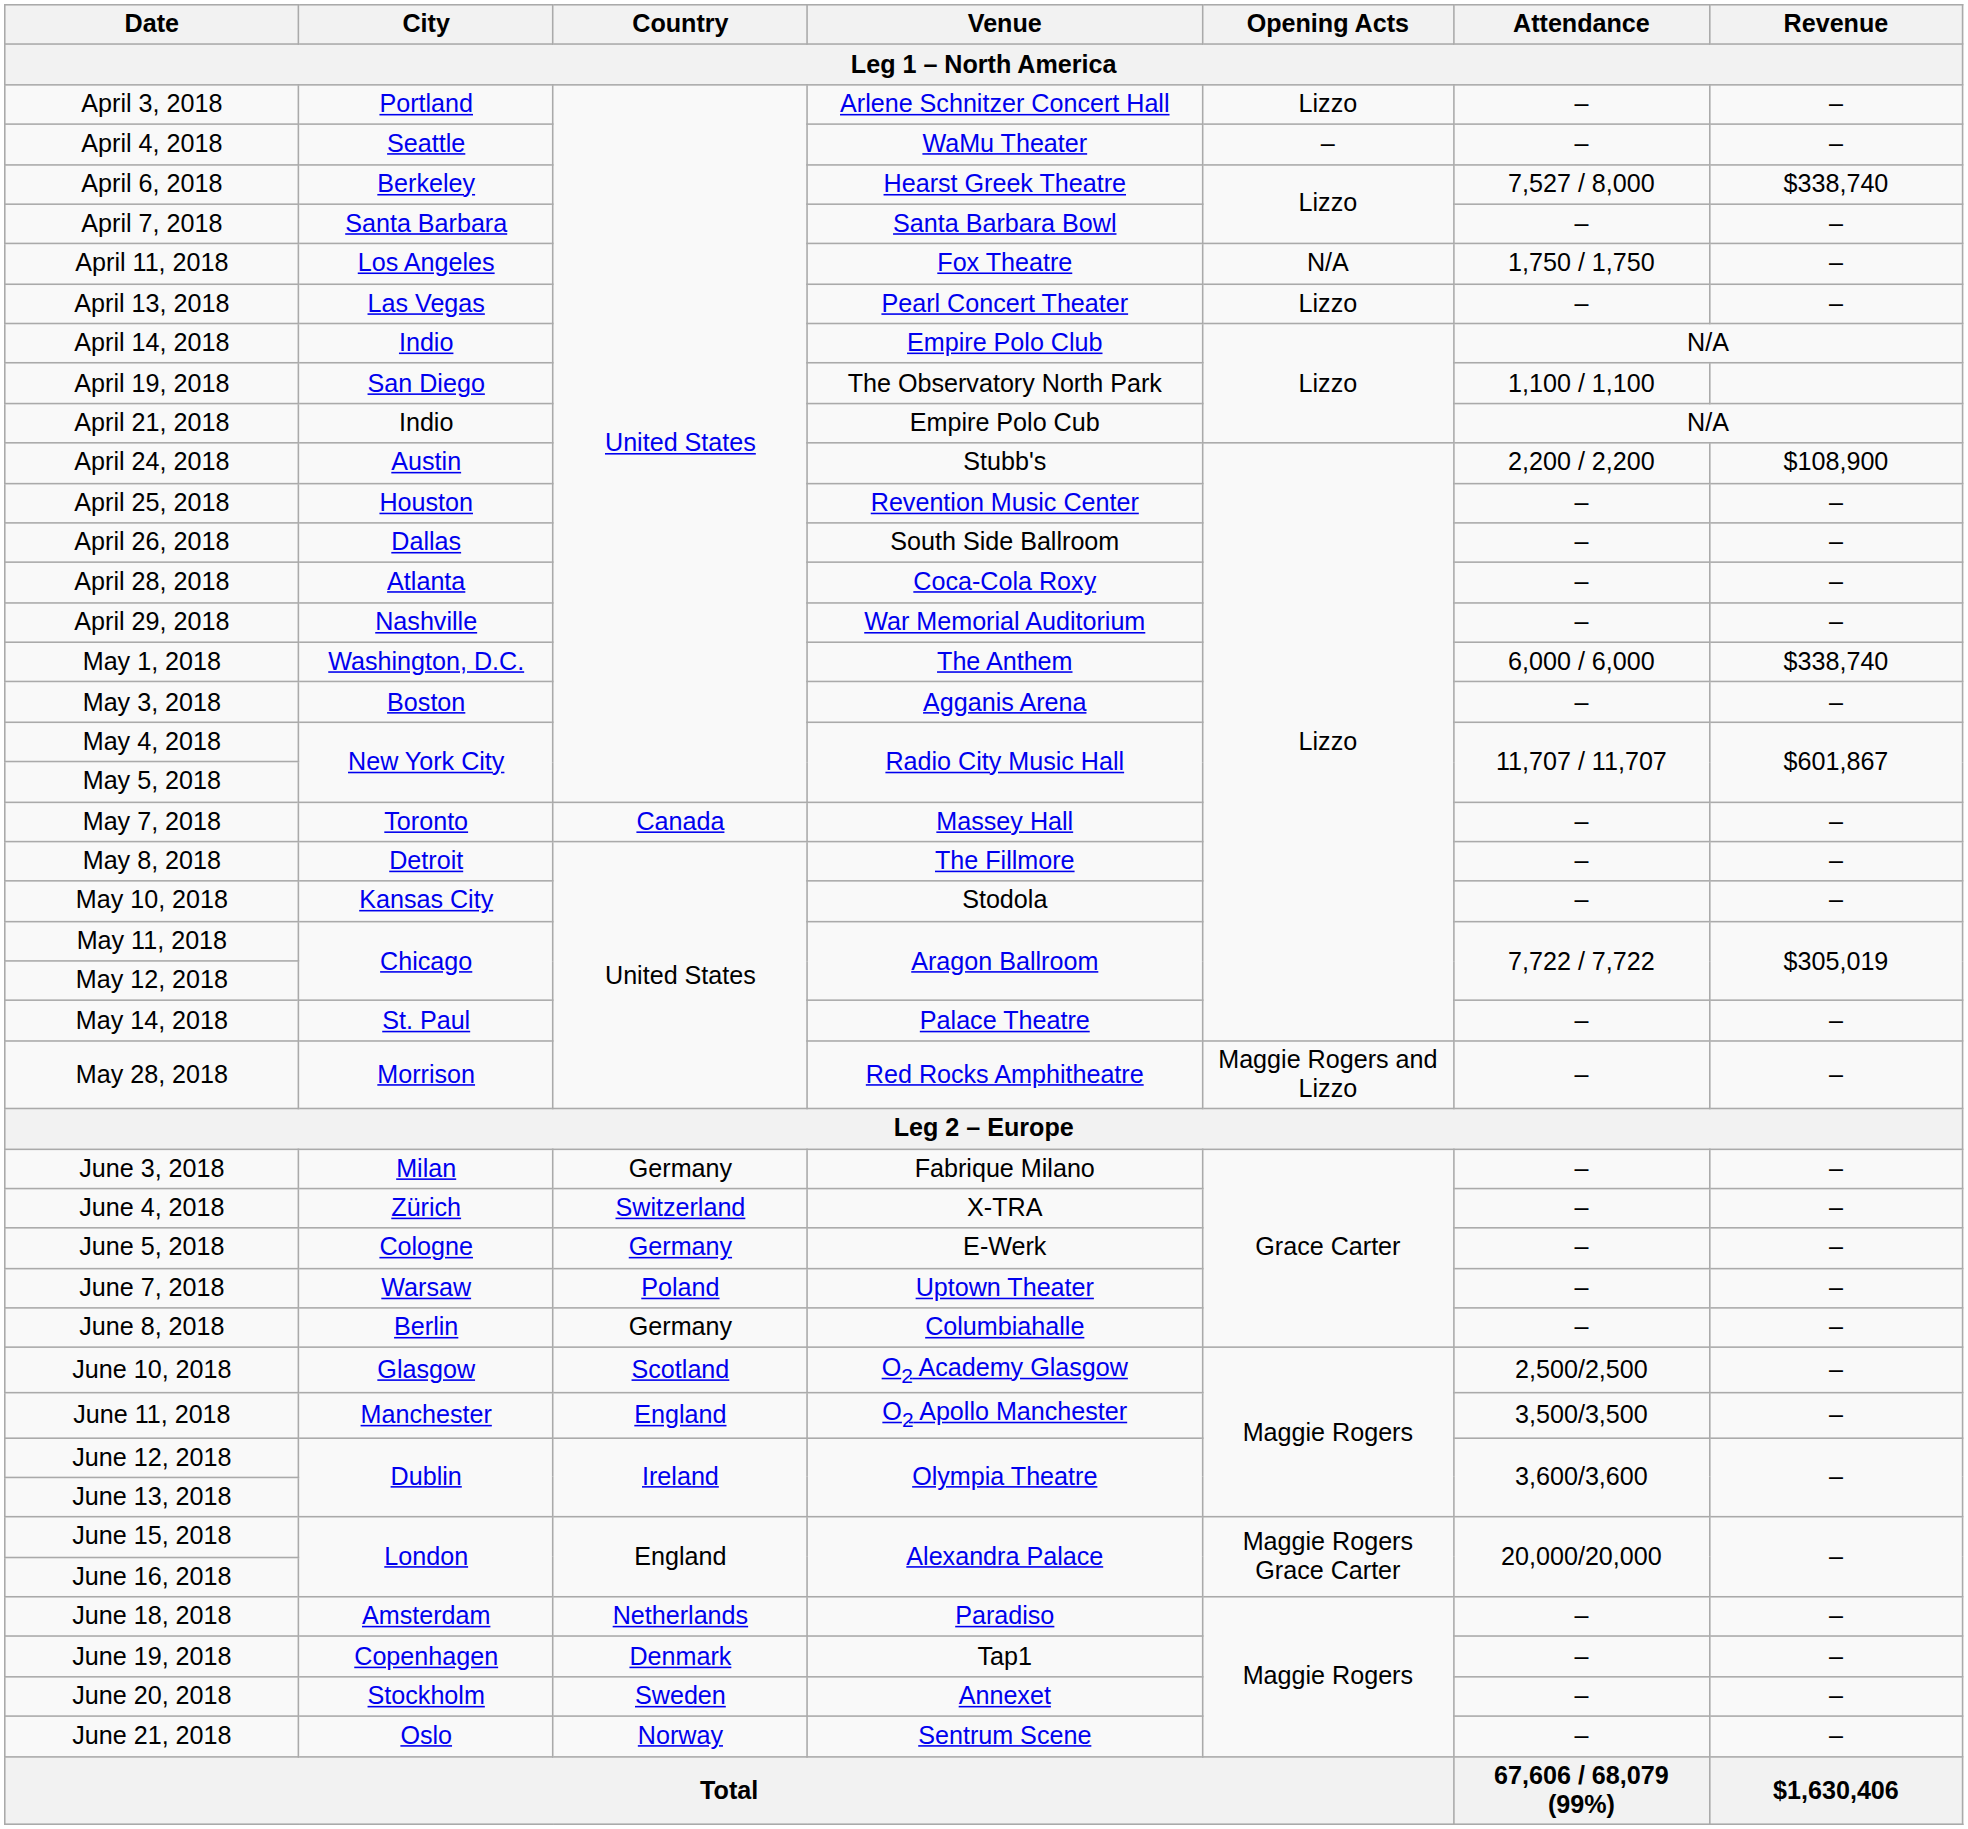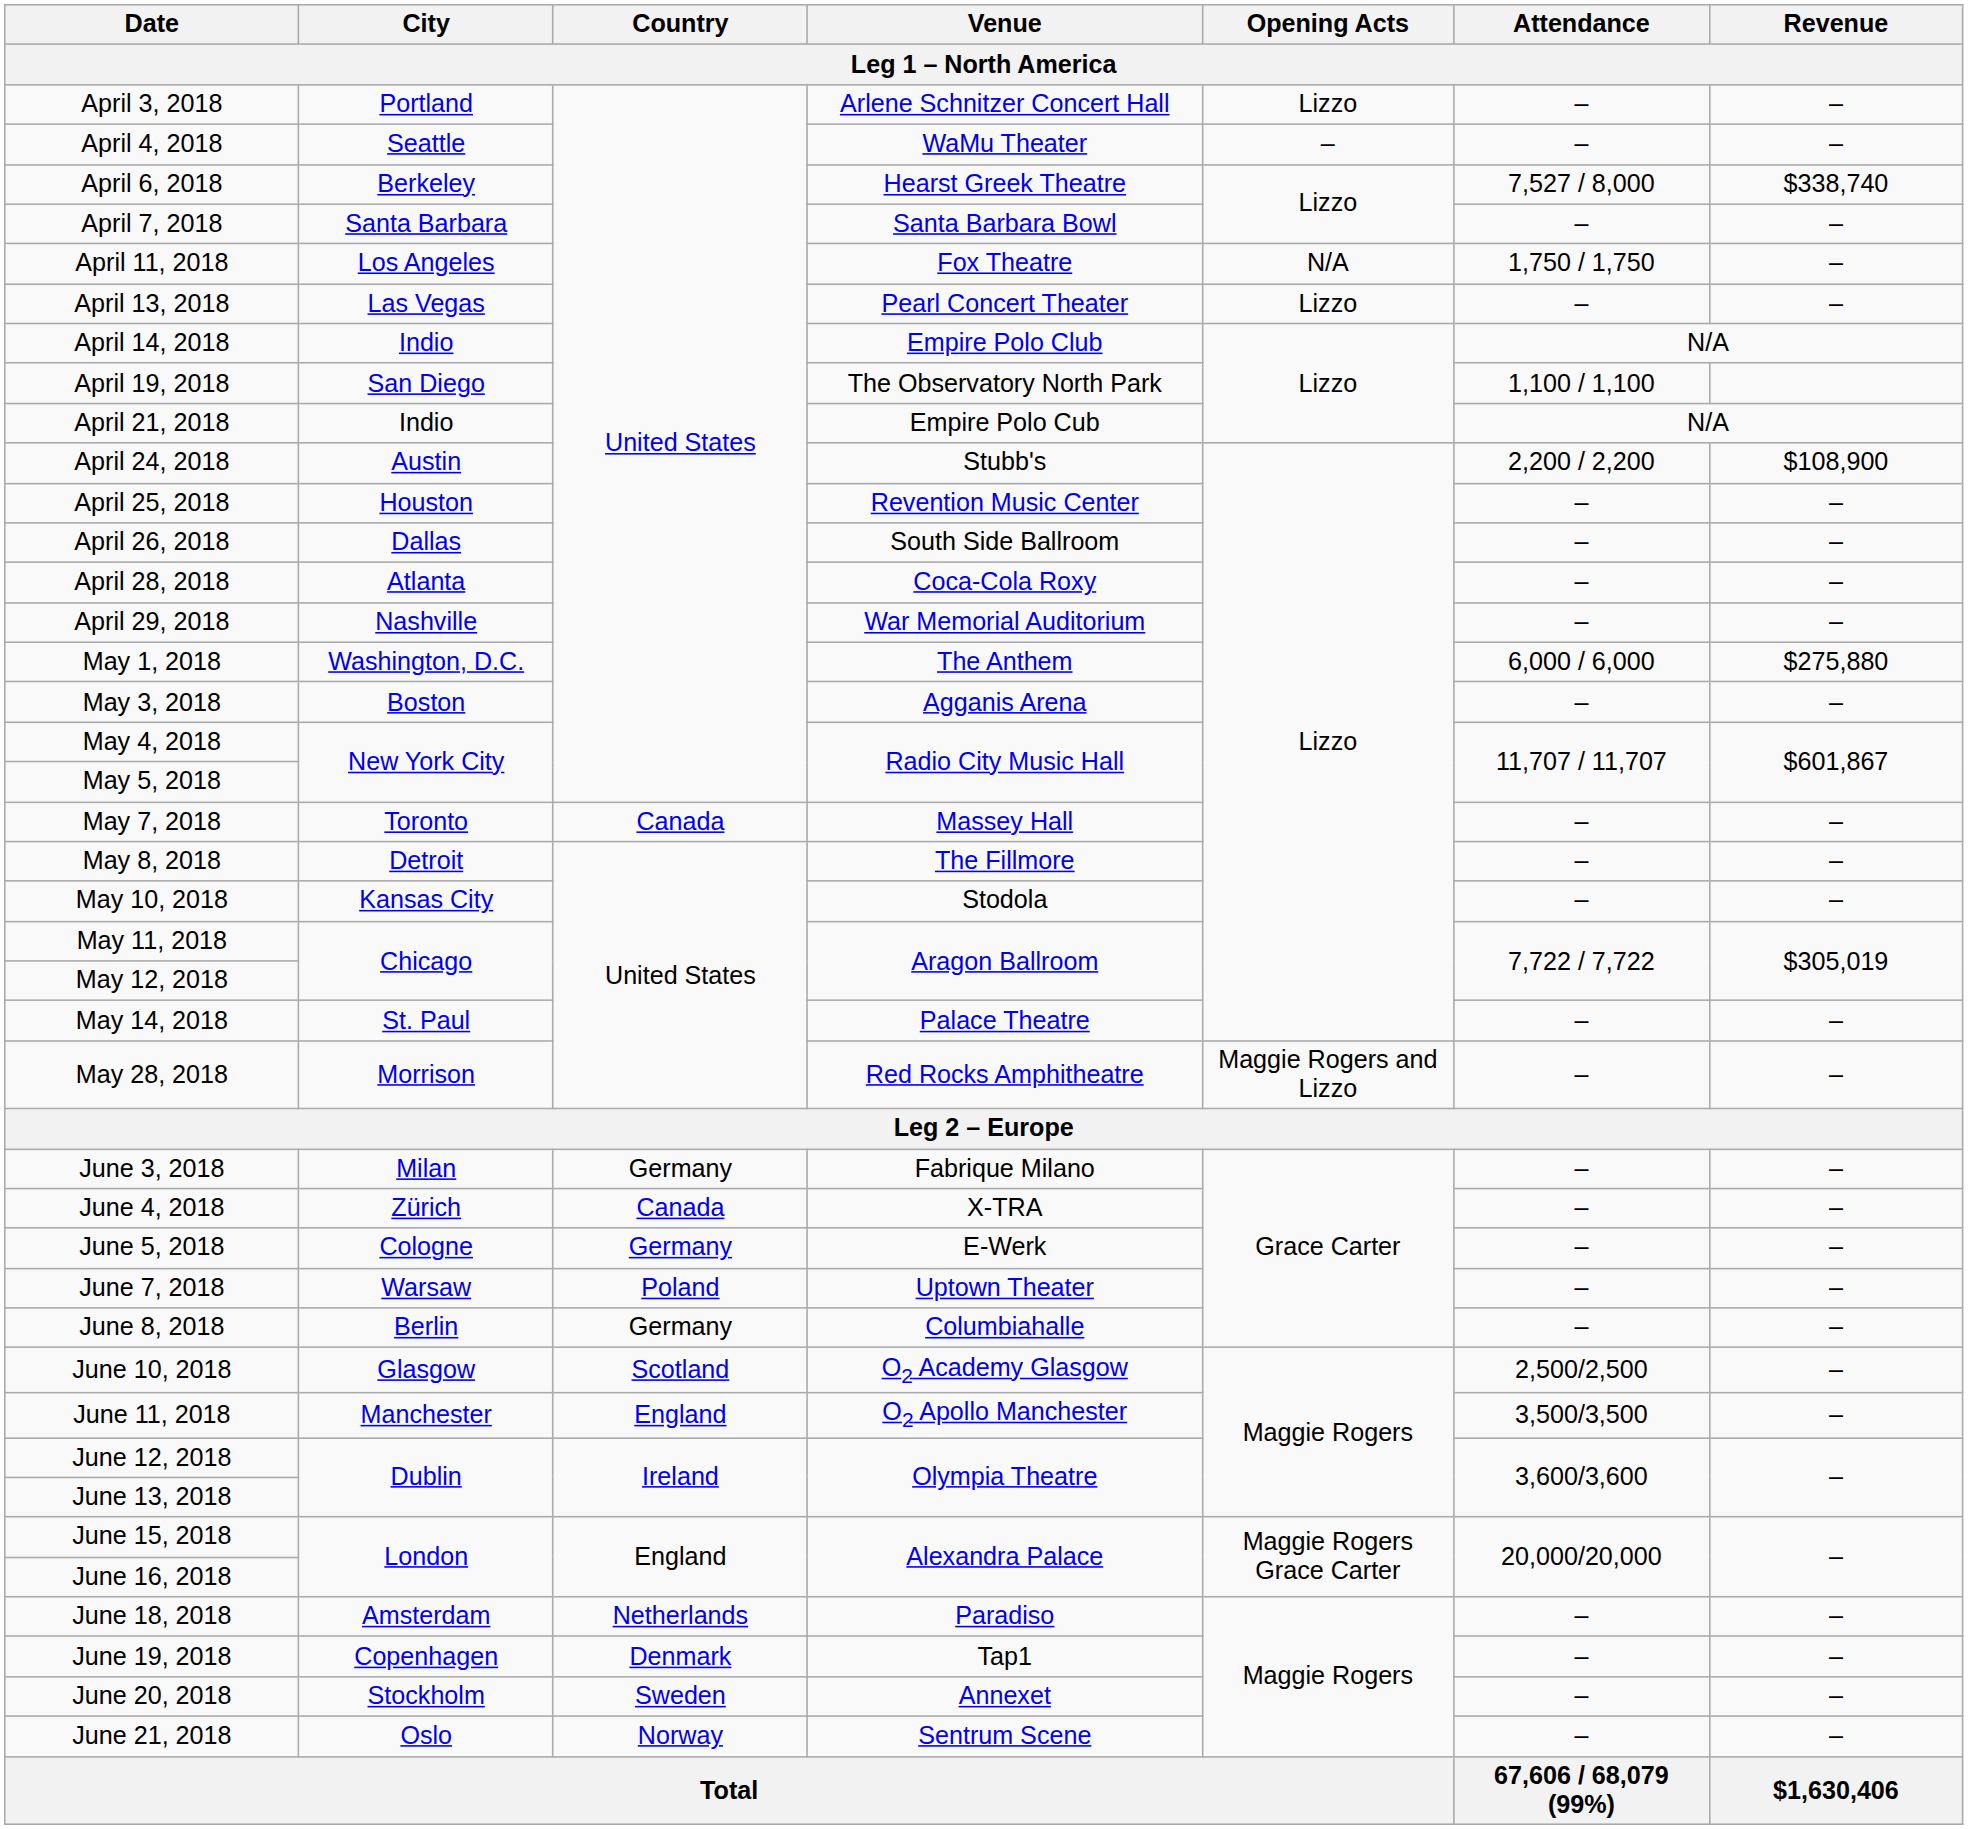(1836, 661) $338,740 -> (1836, 661) $275,880
(680, 1208) Switzerland -> (680, 1208) Canada
